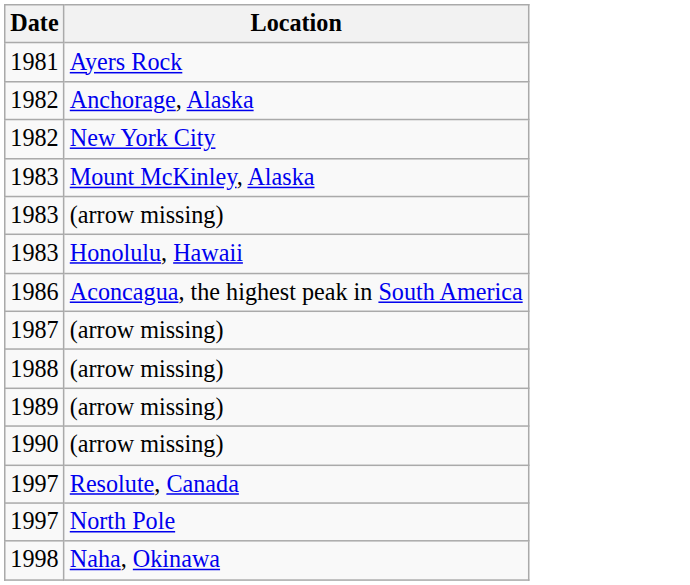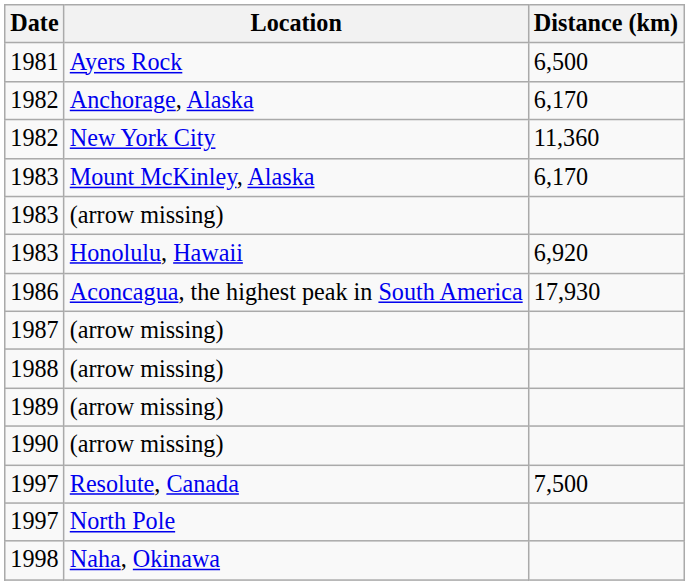+ column: (606, 23)
